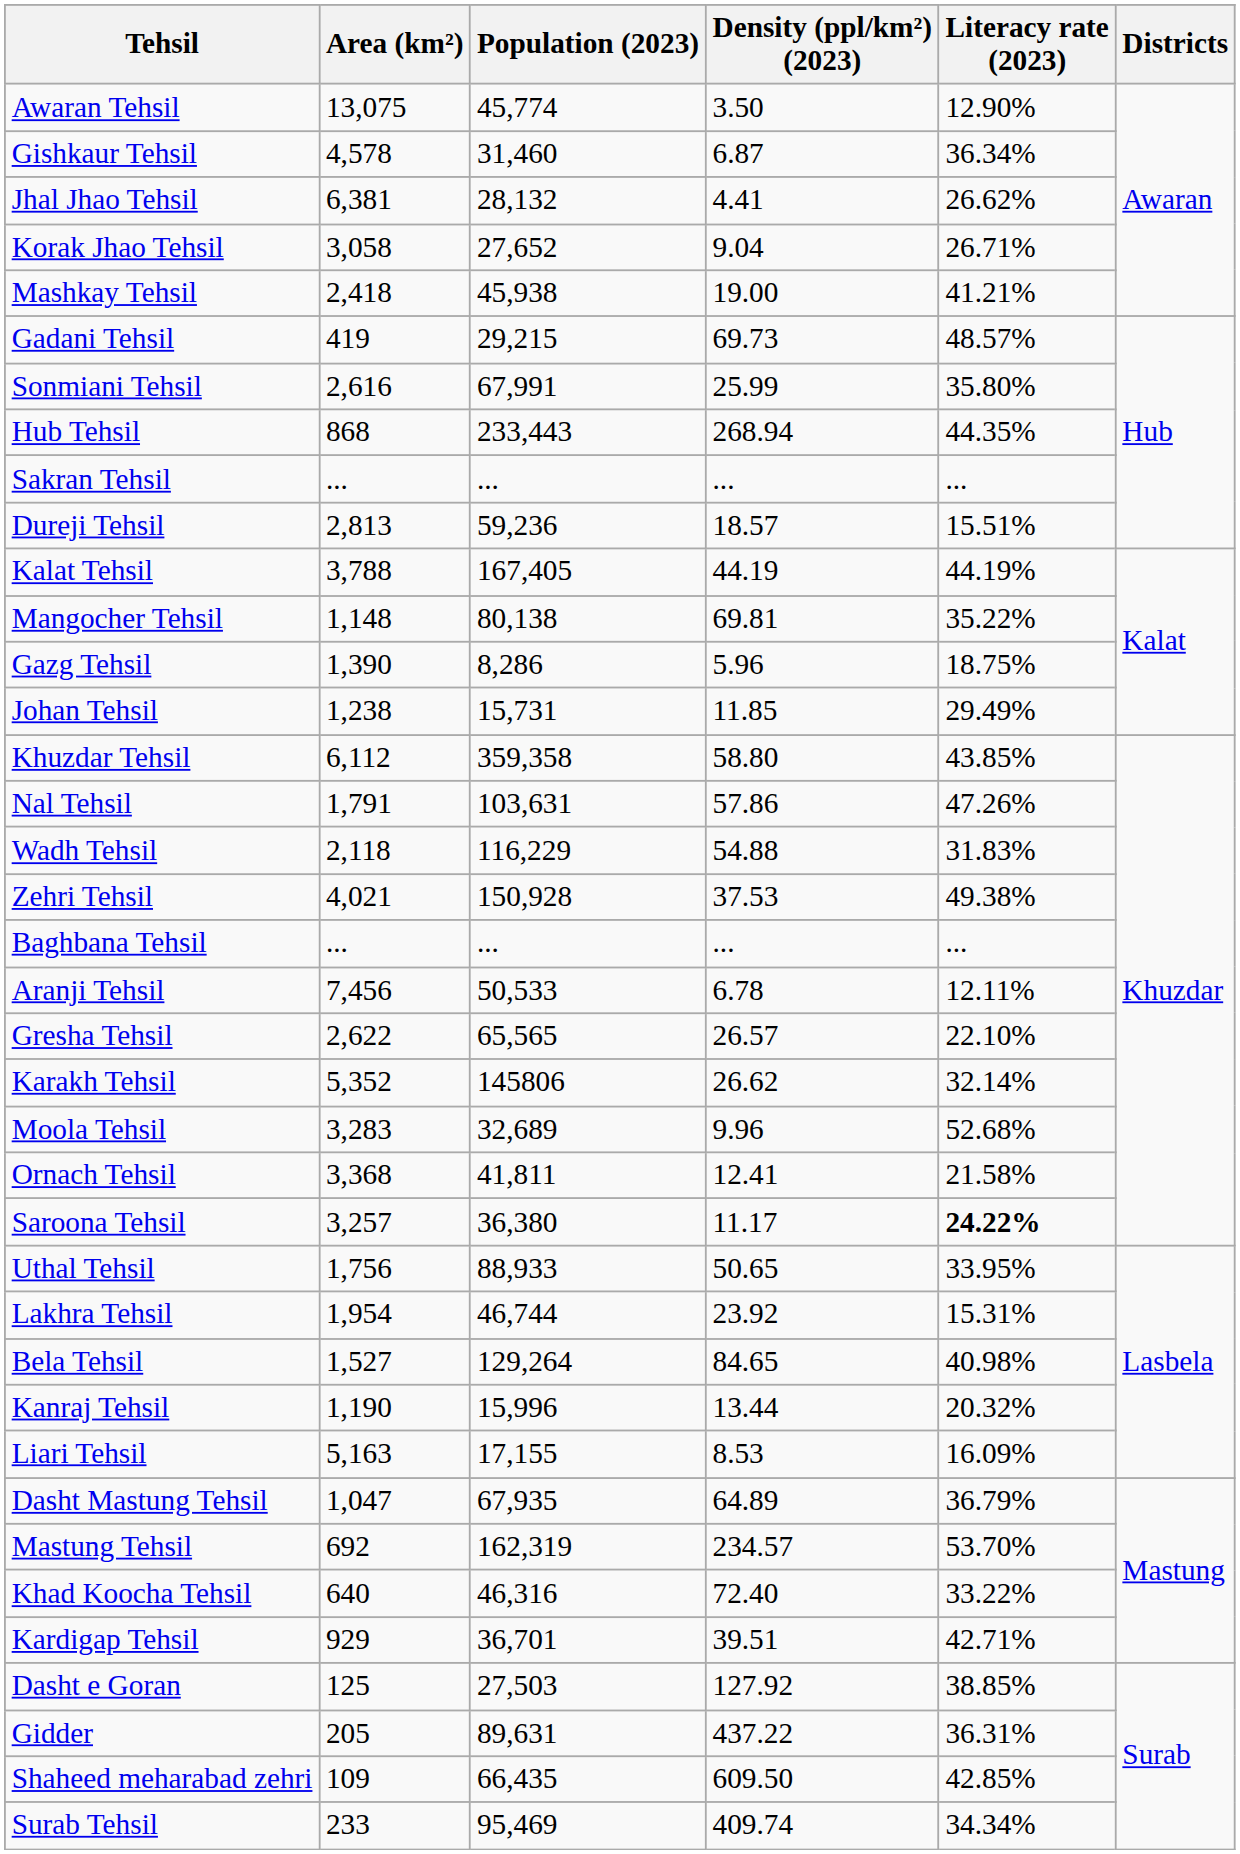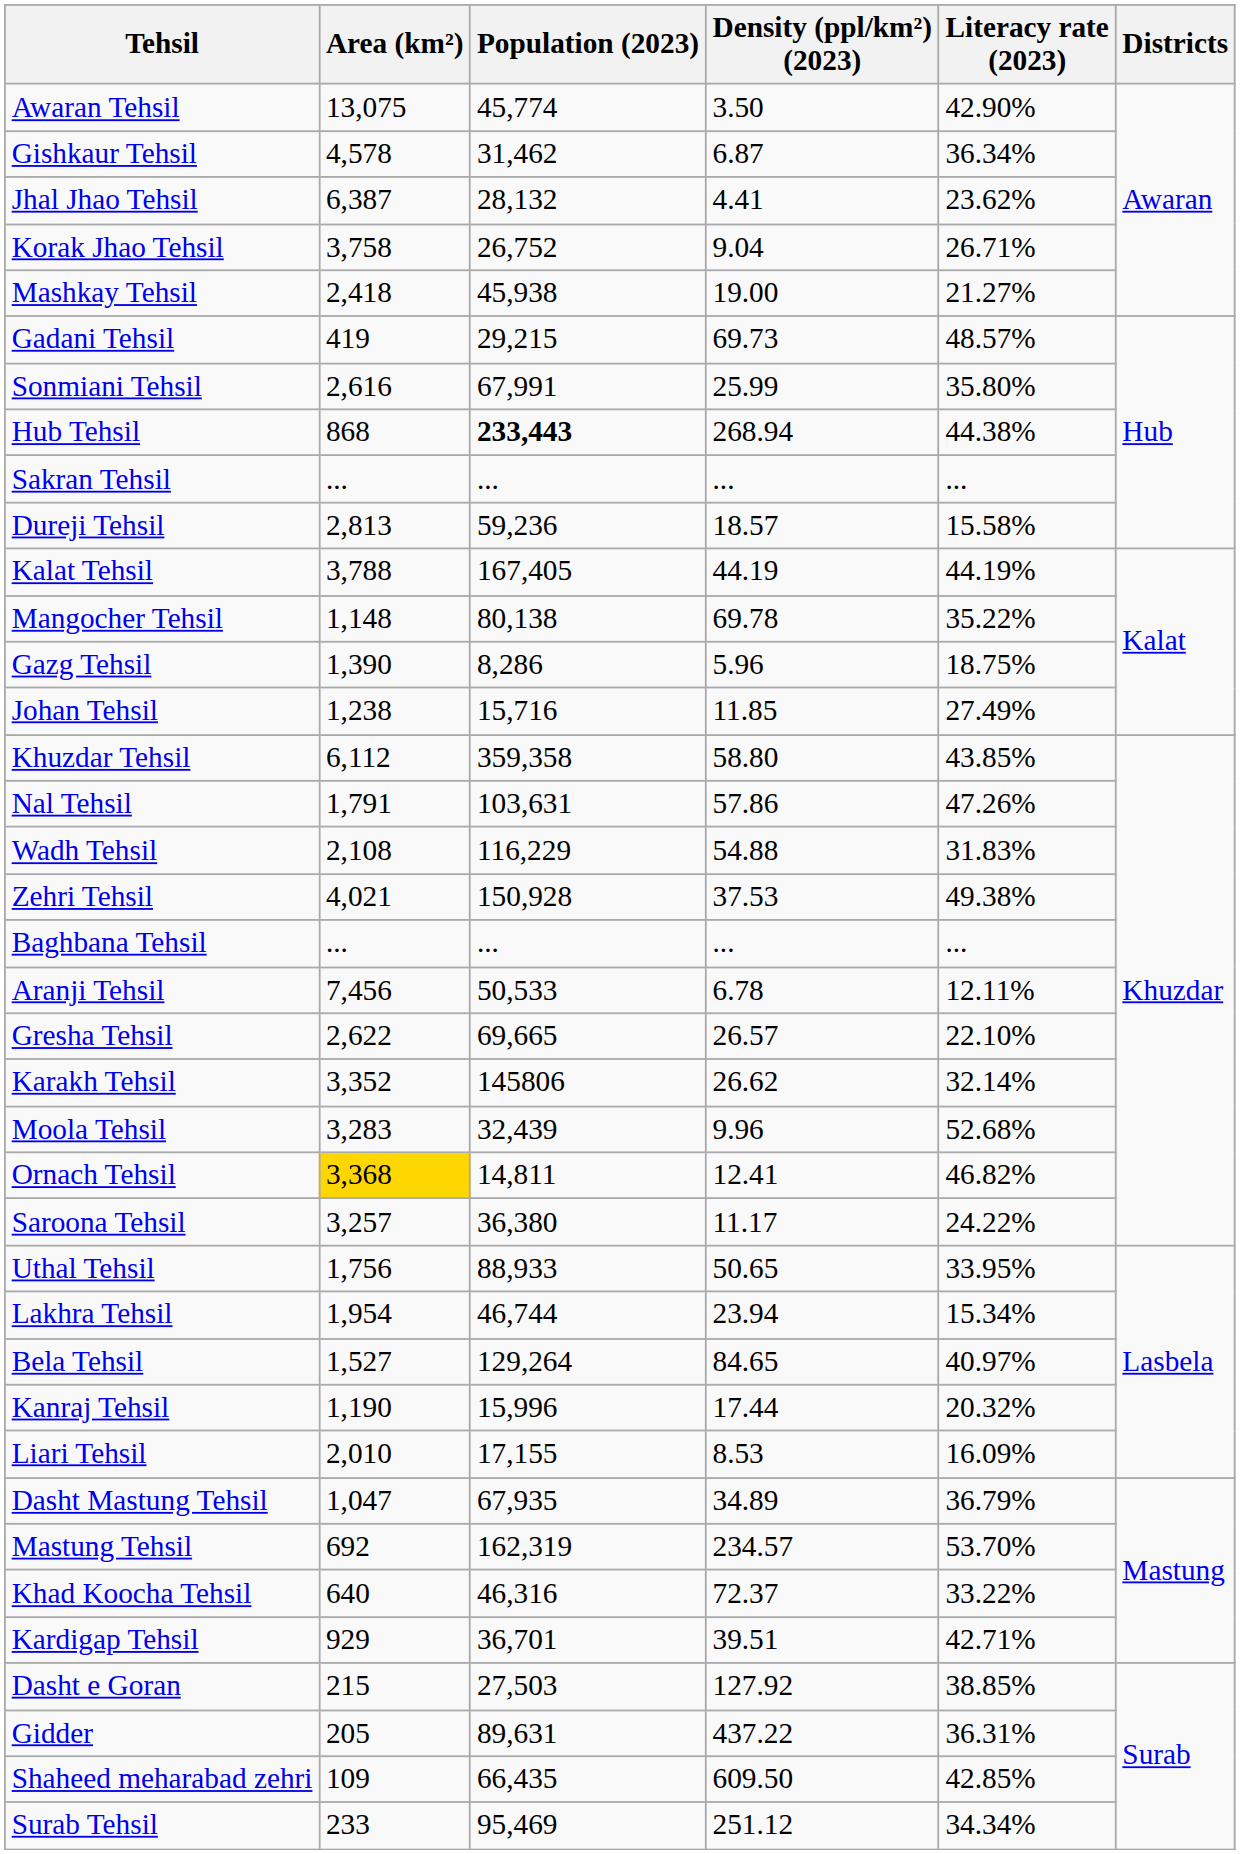(991, 107) 12.90% -> (991, 107) 42.90%
(517, 153) 31,460 -> (517, 153) 31,462
(359, 199) 6,381 -> (359, 199) 6,387
(991, 199) 26.62% -> (991, 199) 23.62%
(359, 246) 3,058 -> (359, 246) 3,758
(517, 246) 27,652 -> (517, 246) 26,752
(991, 292) 41.21% -> (991, 292) 21.27%
(525, 432) normal -> (525, 432) bold
(991, 432) 44.35% -> (991, 432) 44.38%
(991, 525) 15.51% -> (991, 525) 15.58%
(745, 617) 69.81 -> (745, 617) 69.78
(517, 710) 15,731 -> (517, 710) 15,716
(991, 710) 29.49% -> (991, 710) 27.49%
(358, 850) 2,118 -> (359, 850) 2,108
(517, 1035) 65,565 -> (517, 1035) 69,665
(359, 1082) 5,352 -> (359, 1082) 3,352
(517, 1128) 32,689 -> (517, 1128) 32,439
(359, 1175) no background -> (359, 1175) gold background
(517, 1175) 41,811 -> (517, 1175) 14,811
(991, 1175) 21.58% -> (991, 1175) 46.82%
(993, 1221) bold -> (991, 1221) normal
(745, 1314) 23.92 -> (745, 1314) 23.94
(991, 1314) 15.31% -> (991, 1314) 15.34%
(991, 1360) 40.98% -> (991, 1360) 40.97%
(745, 1407) 13.44 -> (745, 1407) 17.44
(359, 1453) 5,163 -> (359, 1453) 2,010
(745, 1500) 64.89 -> (745, 1500) 34.89
(745, 1593) 72.40 -> (745, 1593) 72.37
(348, 1685) 125 -> (348, 1685) 215
(753, 1825) 409.74 -> (753, 1825) 251.12
